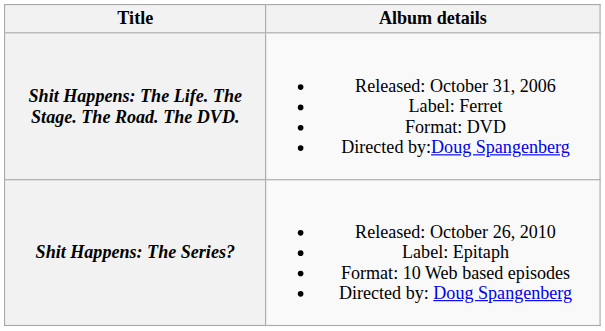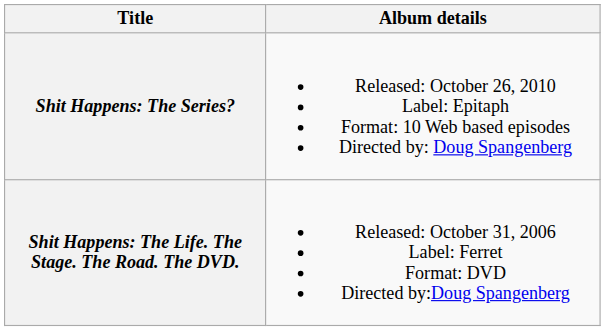rows swapped: (135, 106) <-> (135, 252)
